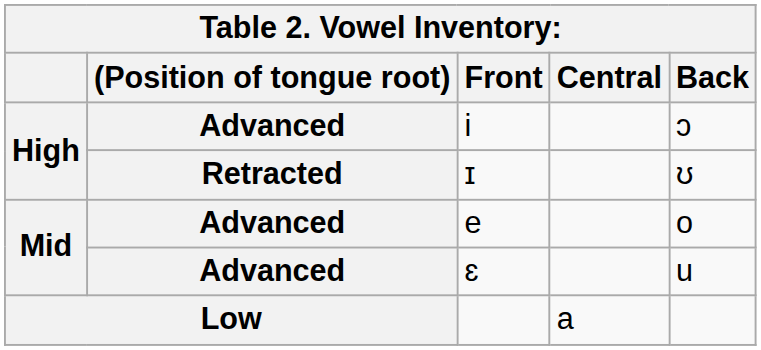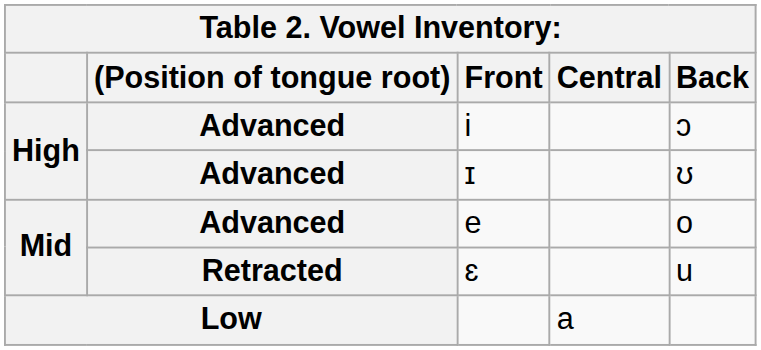(272, 174) Retracted -> (272, 174) Advanced
(272, 271) Advanced -> (272, 271) Retracted
